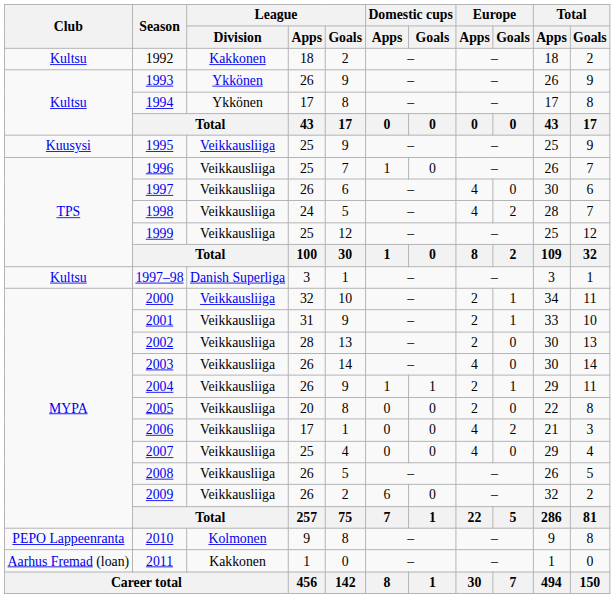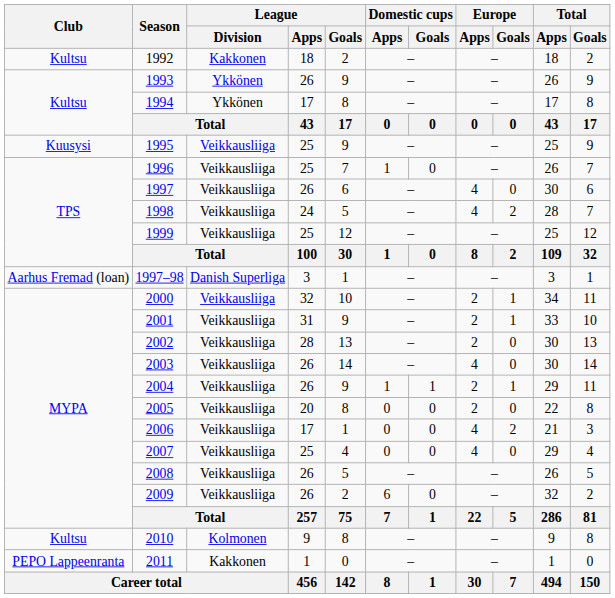(68, 277) Kultsu -> (68, 277) Aarhus Fremad (loan)
(68, 539) PEPO Lappeenranta -> (68, 539) Kultsu
(68, 560) Aarhus Fremad (loan) -> (68, 560) PEPO Lappeenranta
